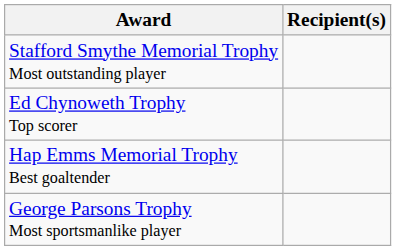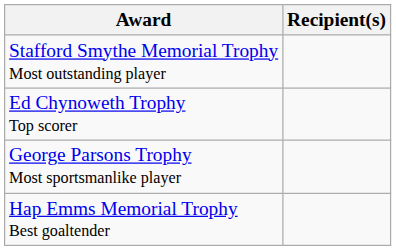rows swapped: (100, 218) <-> (123, 166)
